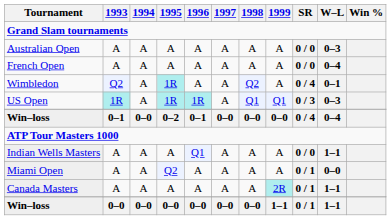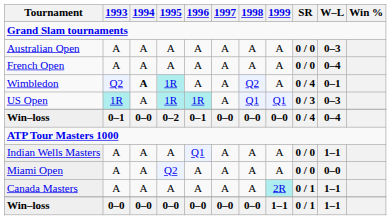(144, 83) normal -> (144, 83) bold
(305, 170) 0 / 1 -> (305, 170) 0 / 0
